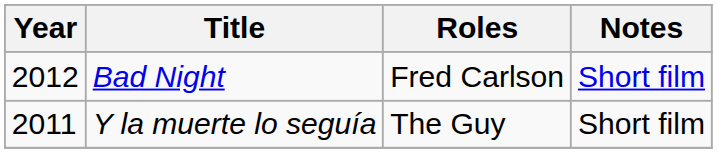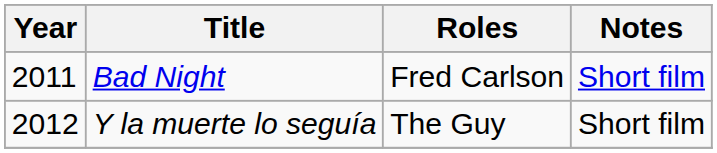(45, 76) 2012 -> (44, 76) 2011
(44, 123) 2011 -> (45, 123) 2012
